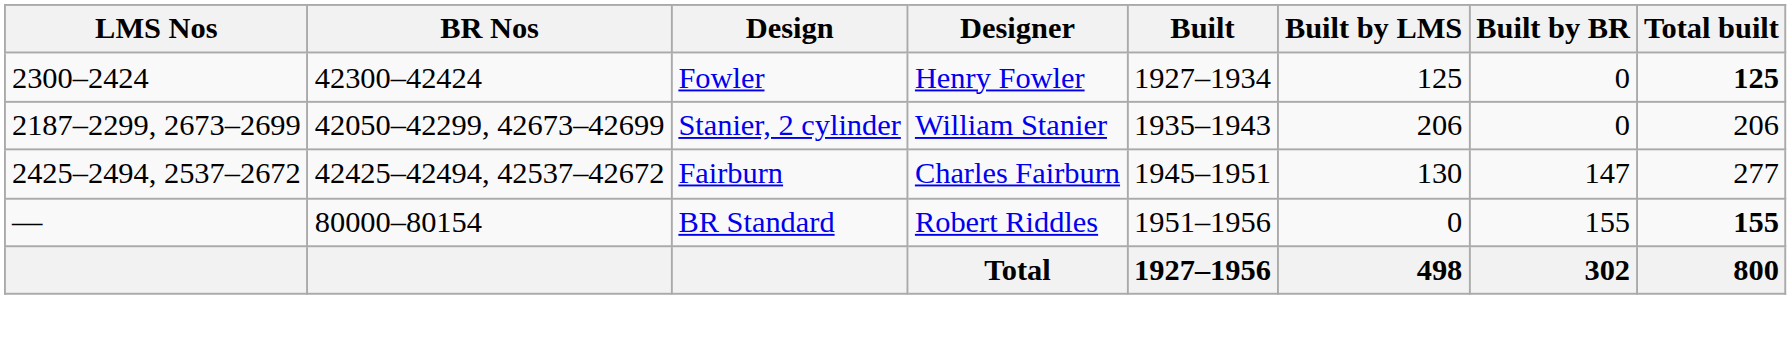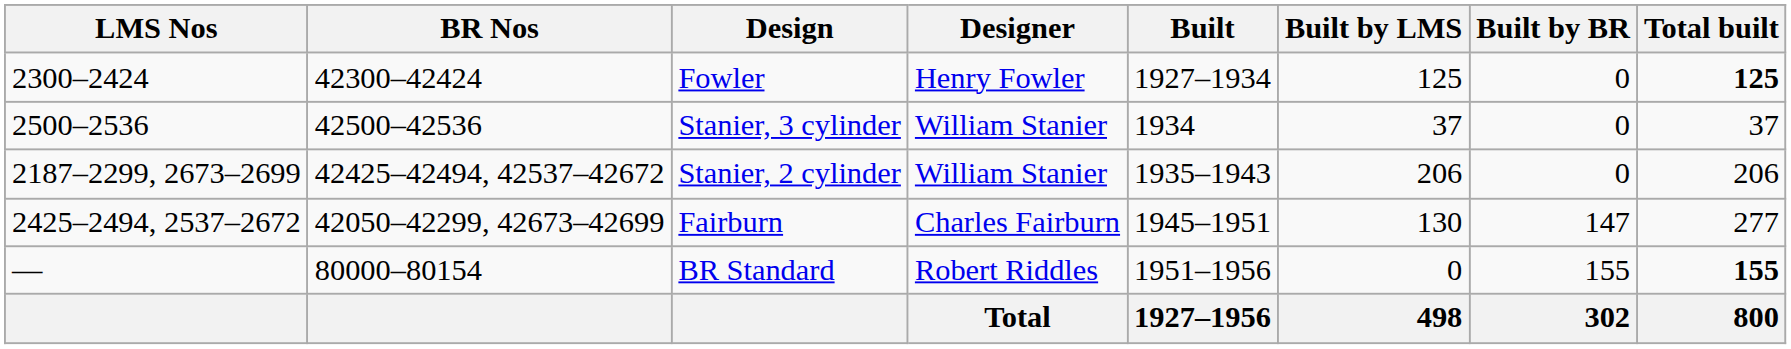+ row: (790, 125)
(490, 125) 42050–42299, 42673–42699 -> (490, 173) 42425–42494, 42537–42672
(490, 173) 42425–42494, 42537–42672 -> (490, 221) 42050–42299, 42673–42699
